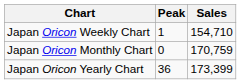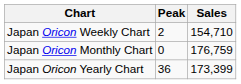(161, 32) 1 -> (161, 32) 2
(212, 50) 170,759 -> (212, 50) 176,759
